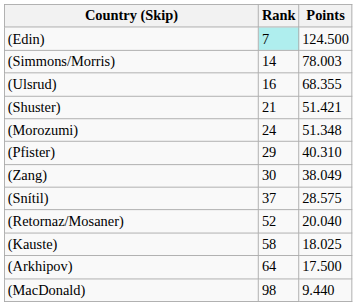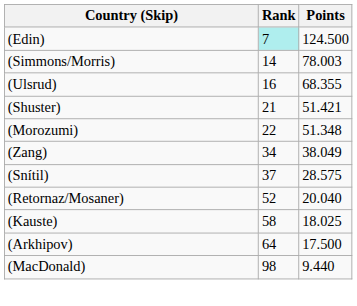(269, 130) 24 -> (269, 130) 22
- row: (31, 152)
(269, 175) 30 -> (269, 152) 34
